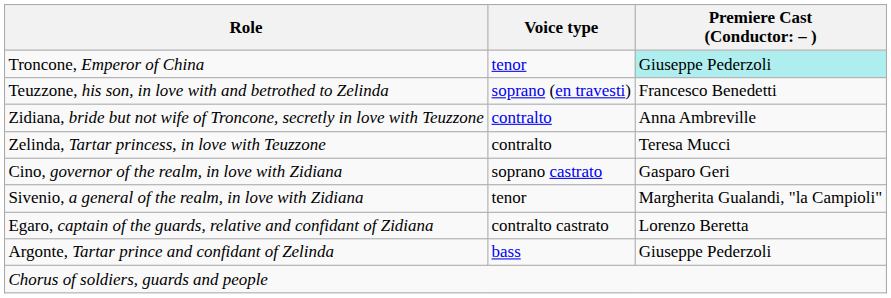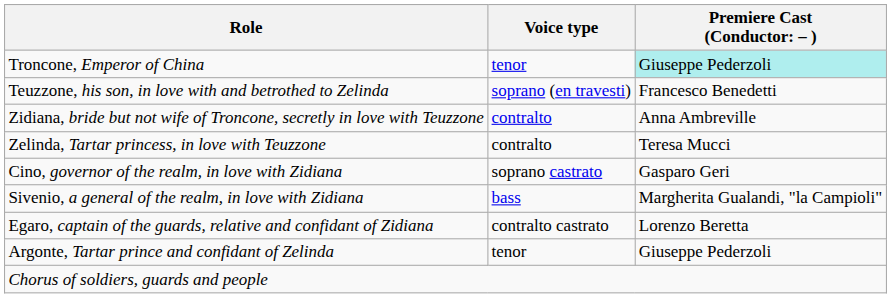(509, 198) tenor -> (506, 198) bass
(506, 252) bass -> (509, 252) tenor
